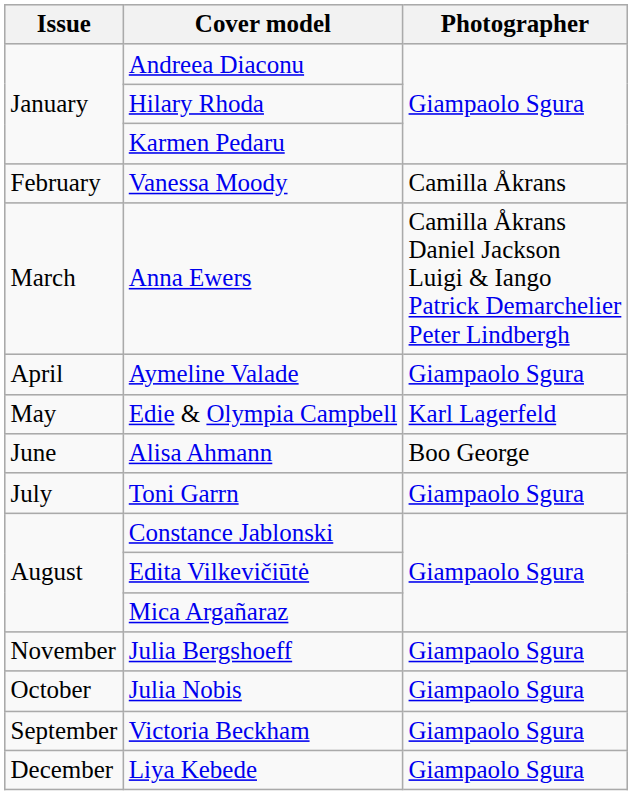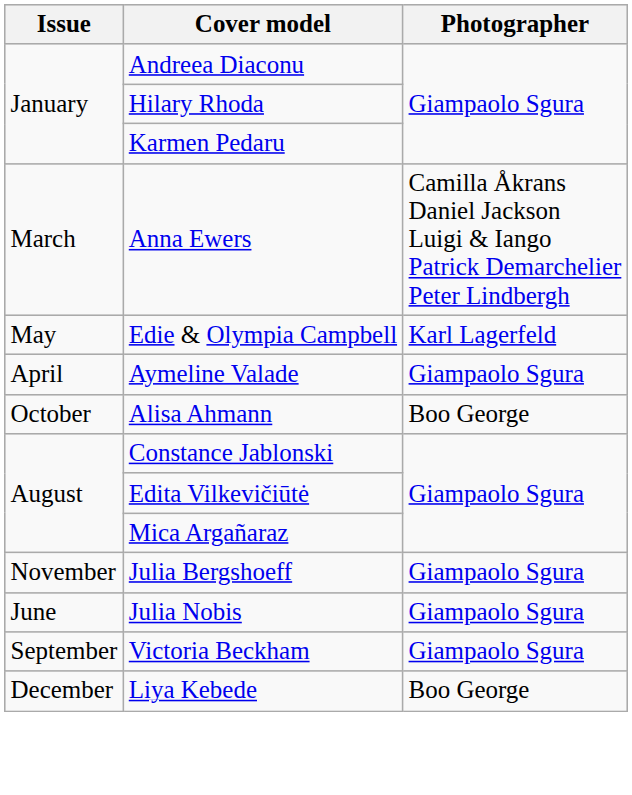- row: (208, 182)
rows swapped: (214, 374) <-> (263, 413)
(33, 453) June -> (51, 413) October
- row: (184, 492)
(51, 690) October -> (33, 611) June
(496, 769) Giampaolo Sgura -> (469, 690) Boo George
